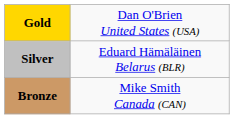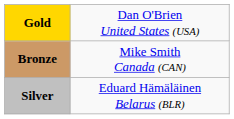rows swapped: (37, 58) <-> (37, 95)
